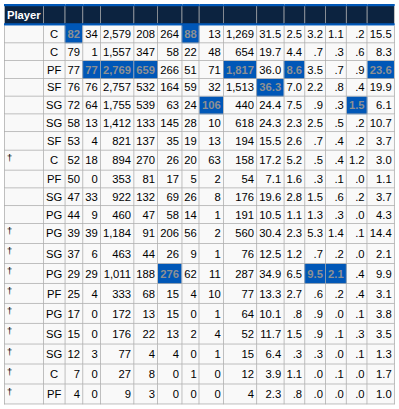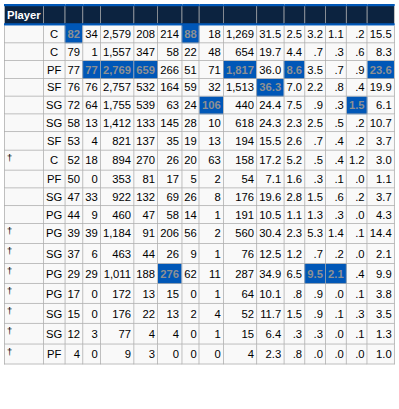(170, 34) 264 -> (170, 34) 214
(214, 34) 13 -> (214, 34) 18
- row: (74, 294)
- row: (77, 374)
